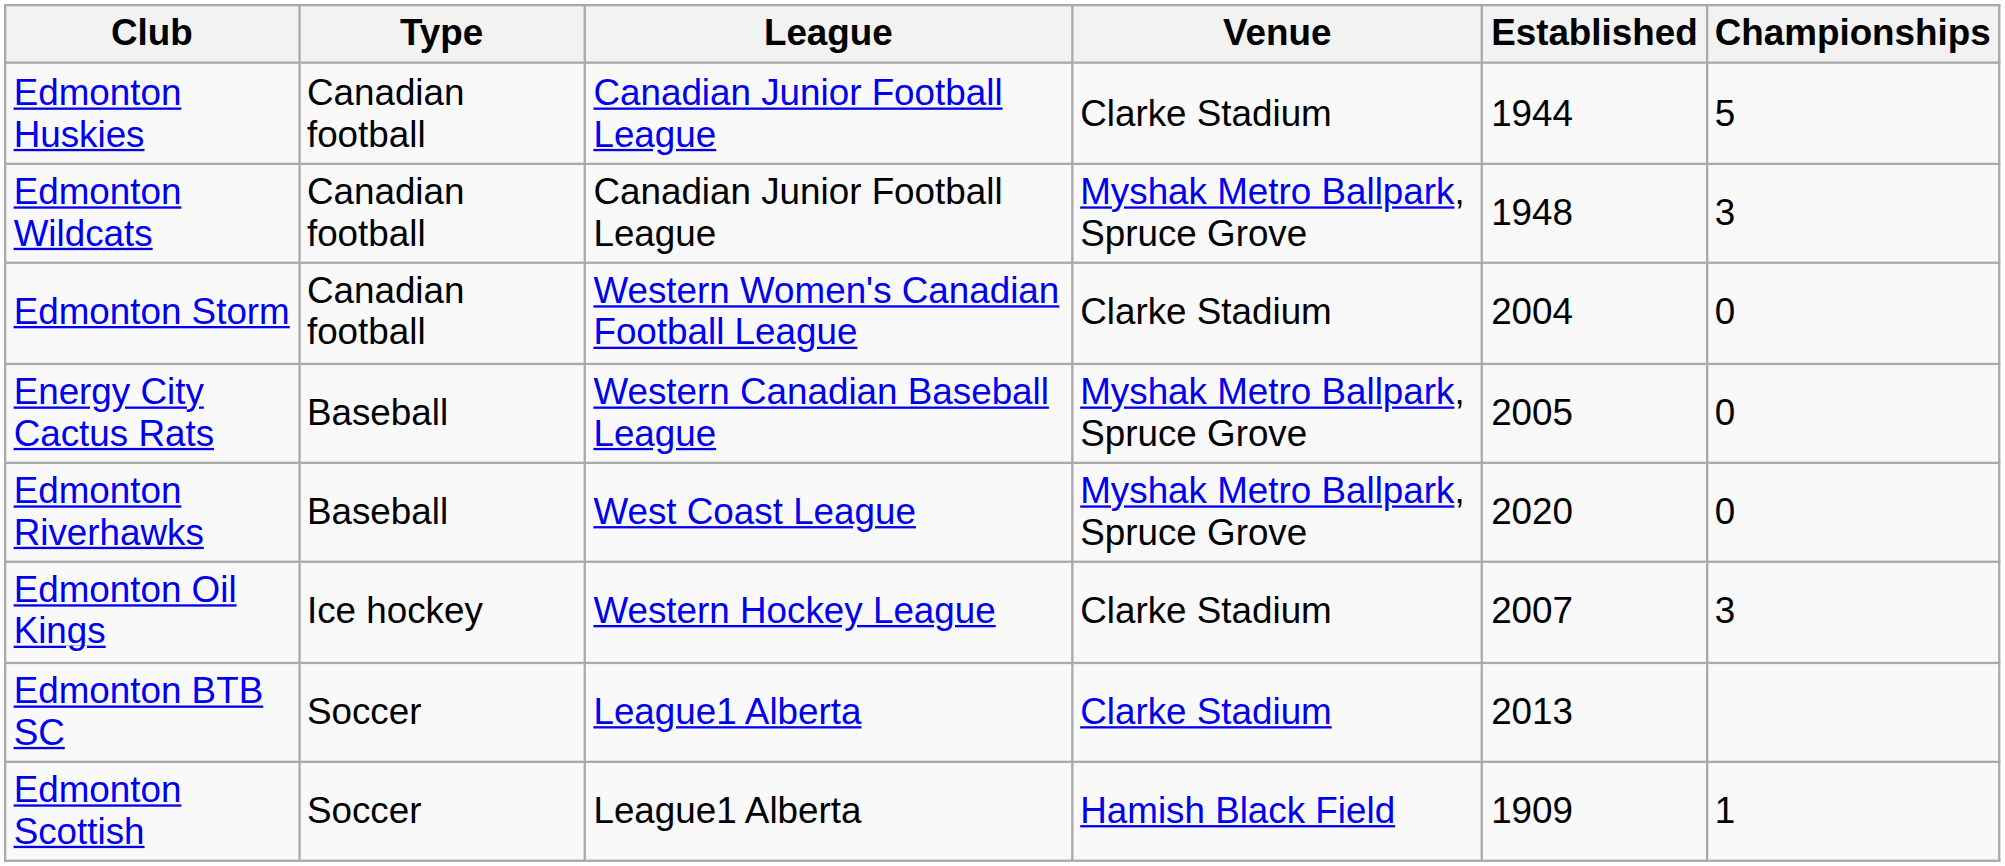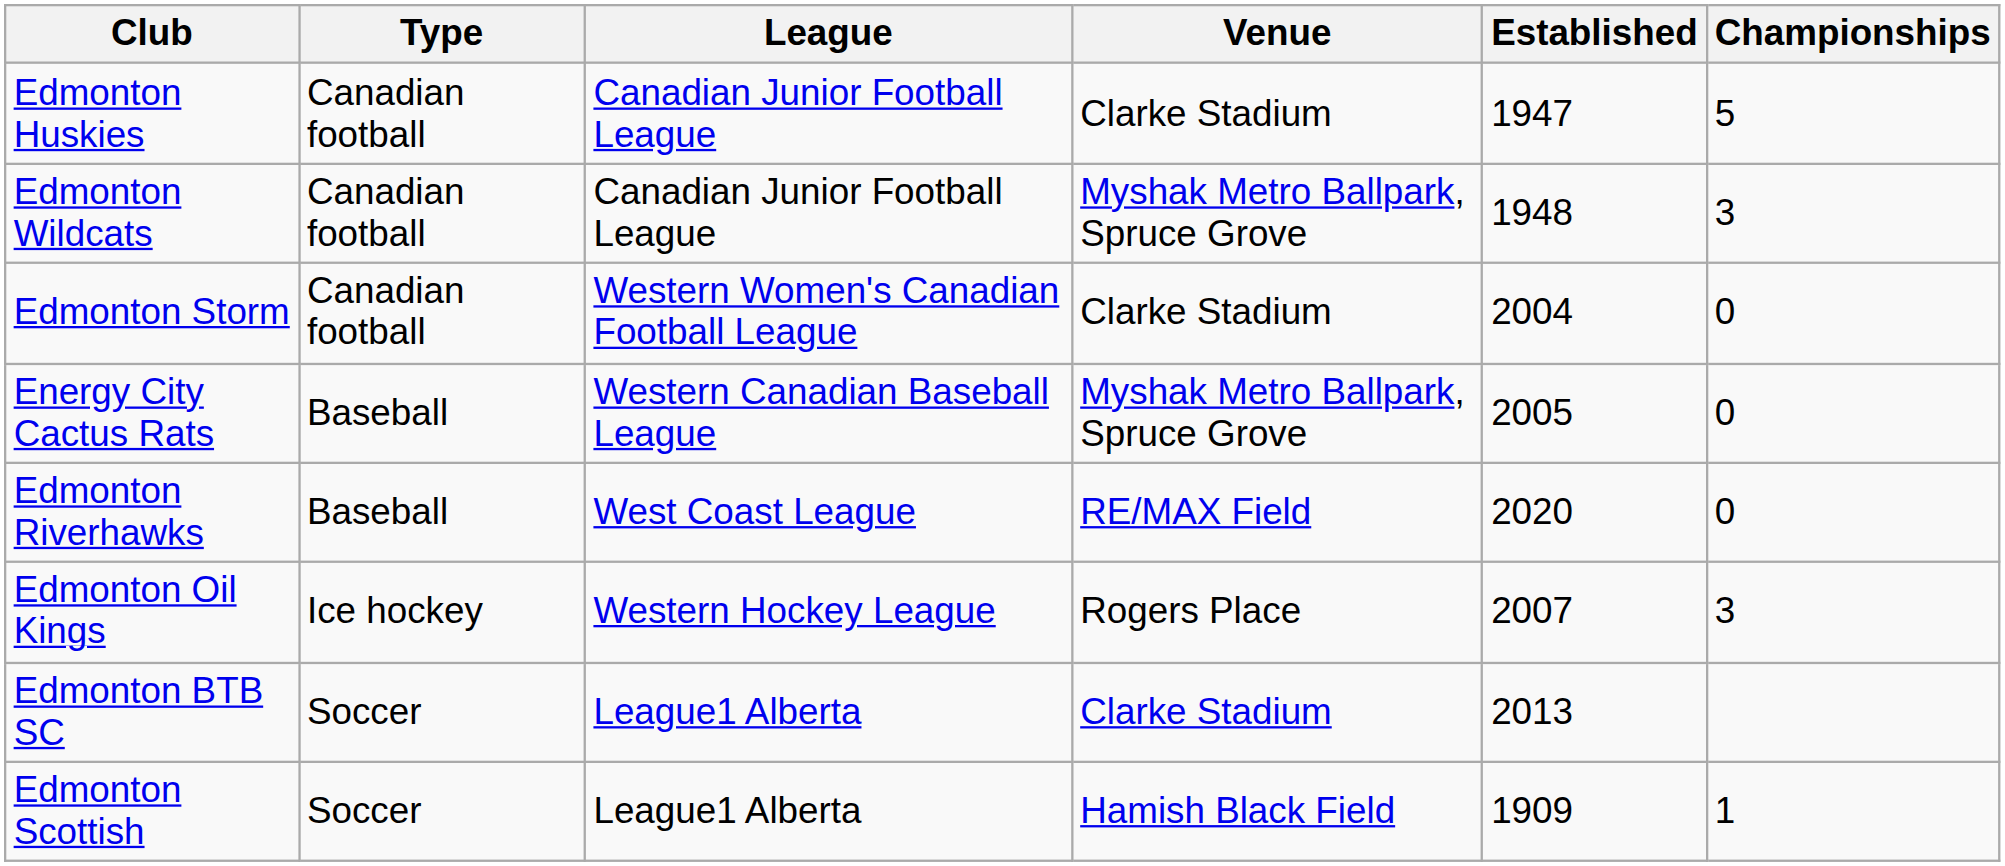(1532, 112) 1944 -> (1532, 112) 1947
(1272, 511) Myshak Metro Ballpark, Spruce Grove -> (1196, 511) RE/MAX Field
(1206, 611) Clarke Stadium -> (1191, 611) Rogers Place
